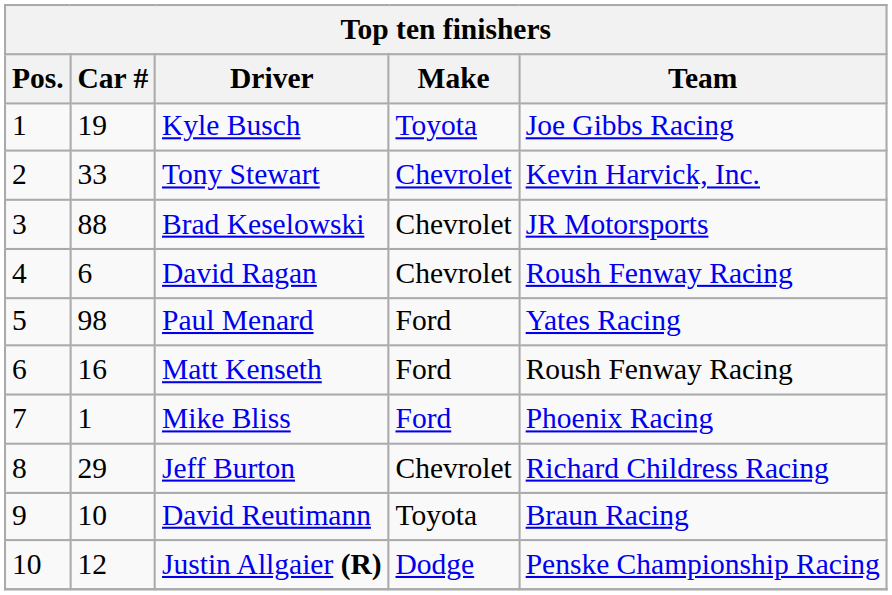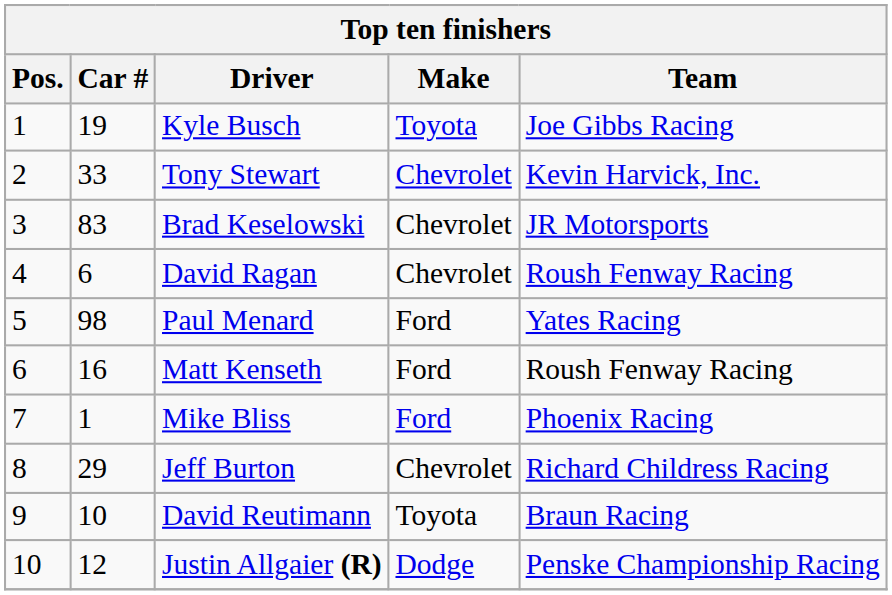(92, 223) 88 -> (92, 223) 83
